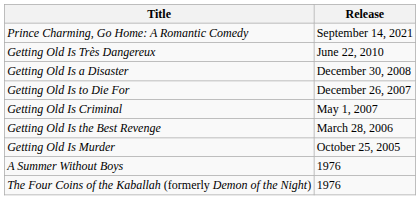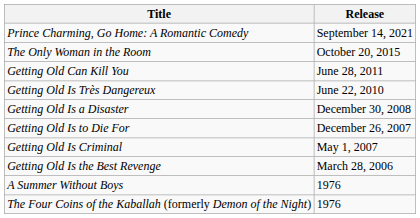+ row: (79, 52)
+ row: (68, 71)
- row: (61, 147)
